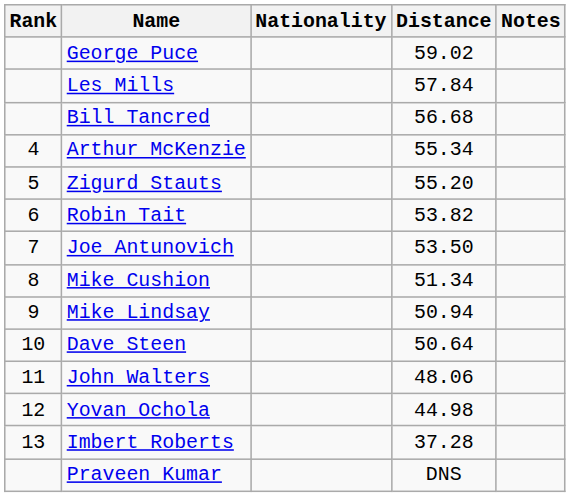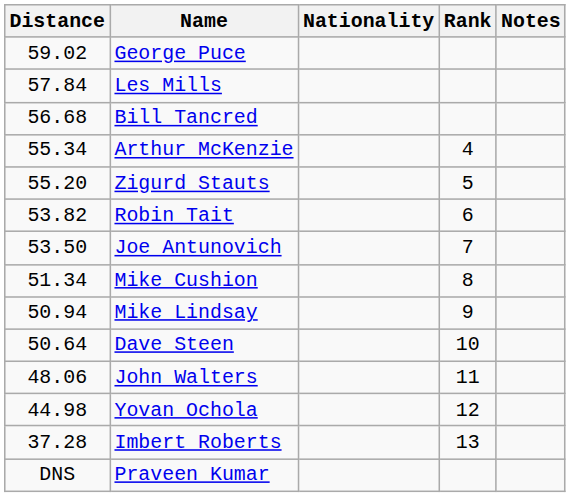columns swapped: (33, 21) <-> (444, 21)
